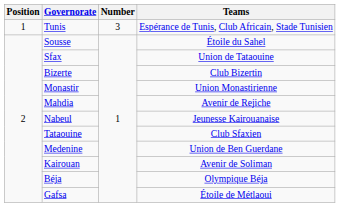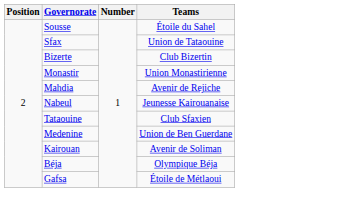- row: (55, 27)
